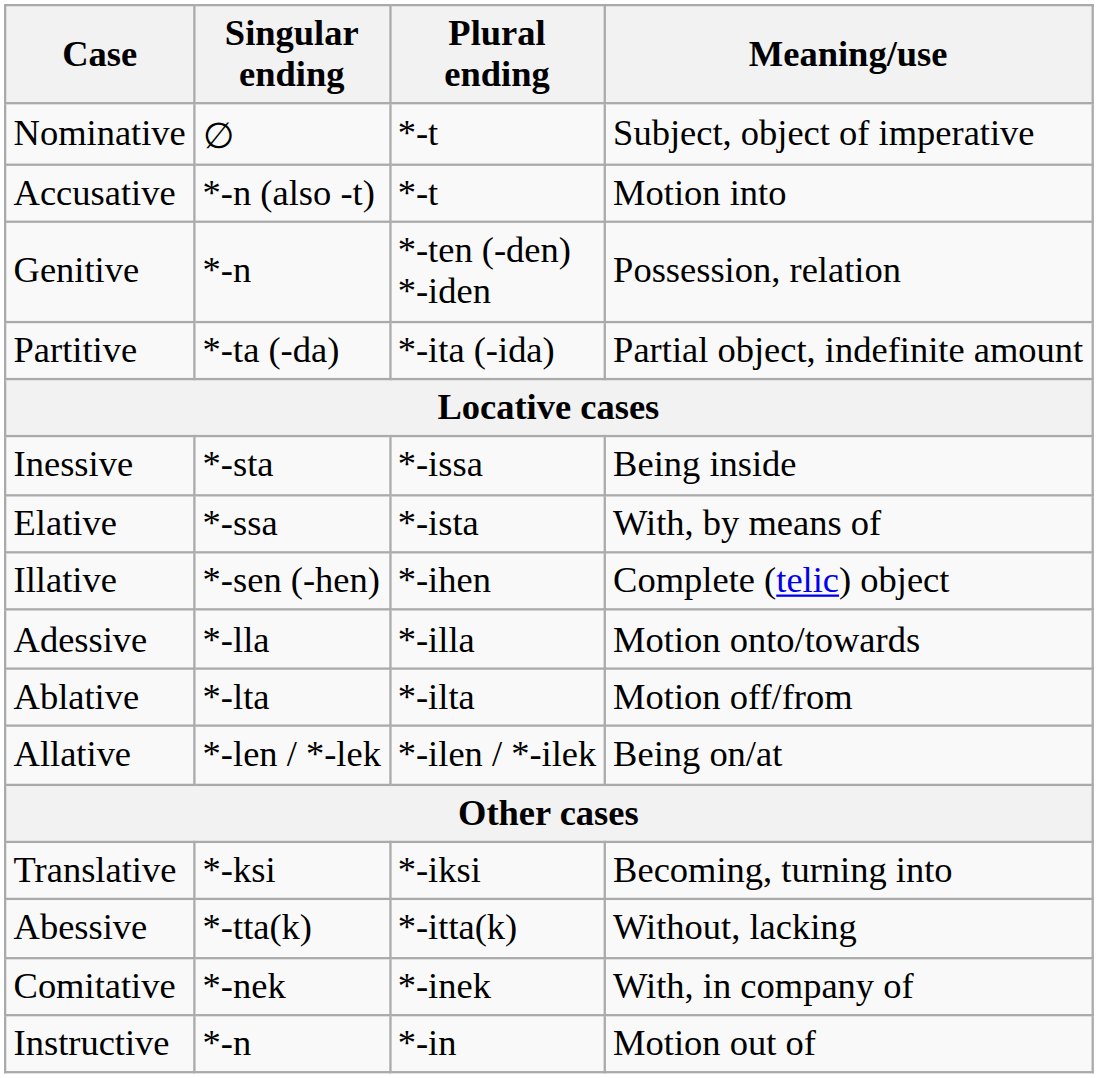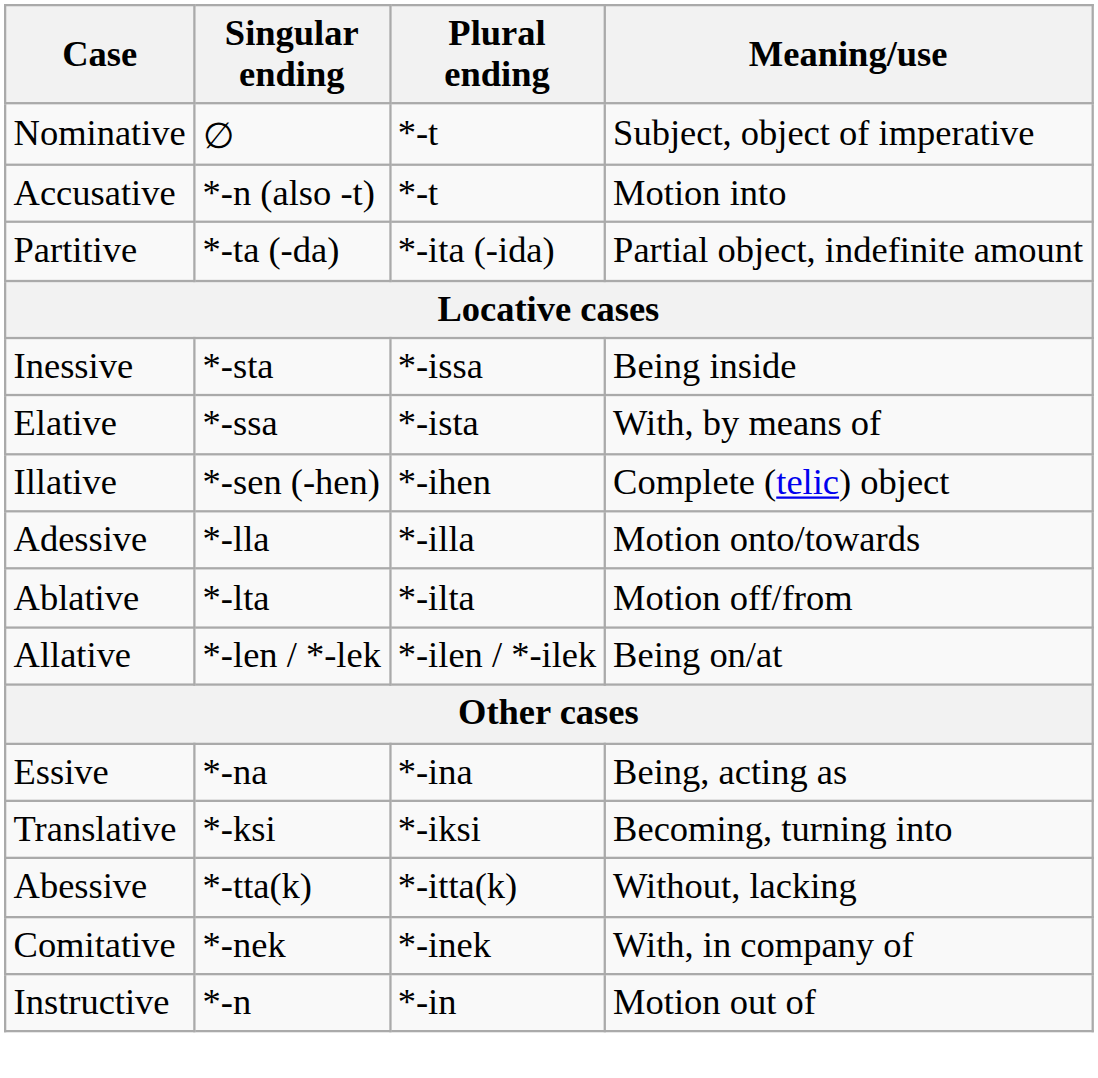- row: (76, 270)
+ row: (61, 771)
